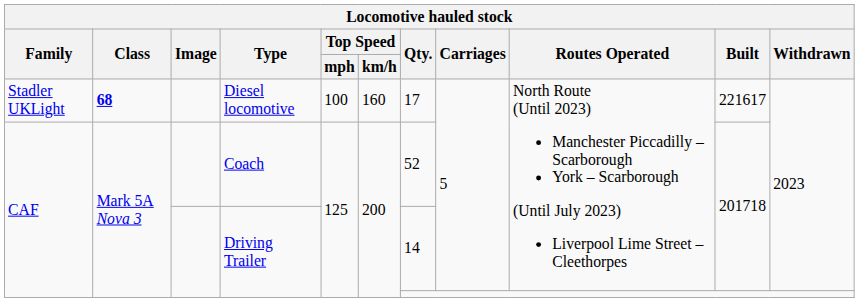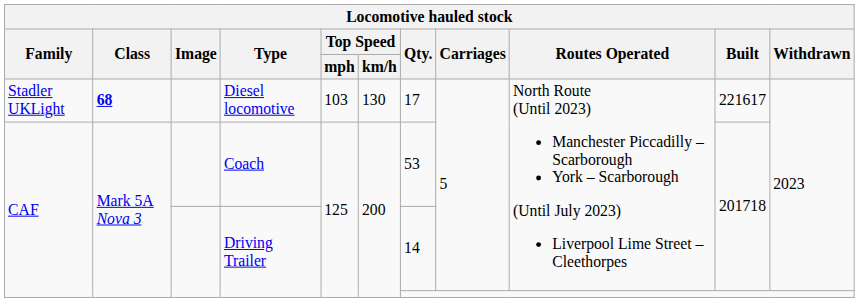(336, 100) 100 -> (336, 100) 103
(374, 100) 160 -> (374, 100) 130
(412, 163) 52 -> (412, 163) 53
